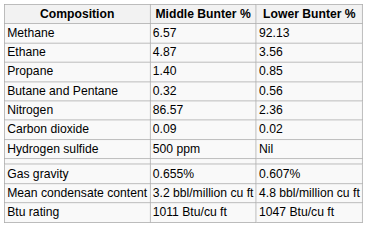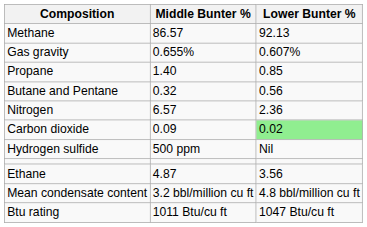(165, 33) 6.57 -> (168, 33) 86.57
rows swapped: (26, 52) <-> (38, 174)
(168, 110) 86.57 -> (165, 110) 6.57
(271, 129) no background -> (271, 129) lightgreen background
